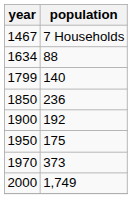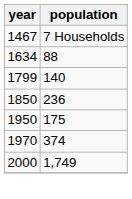- row: (22, 120)
(54, 162) 373 -> (54, 141) 374
